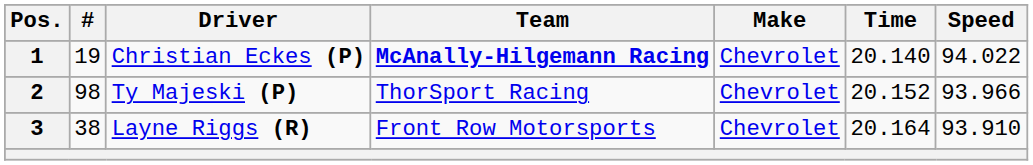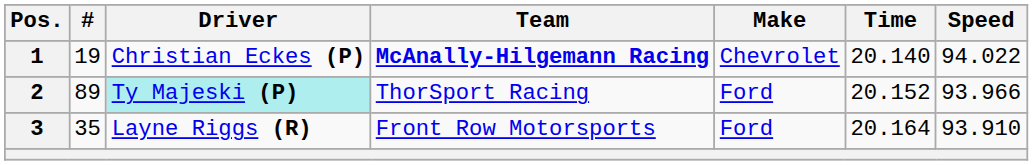(88, 95) 98 -> (88, 95) 89
(205, 95) no background -> (205, 95) paleturquoise background
(780, 95) Chevrolet -> (746, 95) Ford
(88, 131) 38 -> (88, 131) 35
(780, 131) Chevrolet -> (746, 131) Ford
